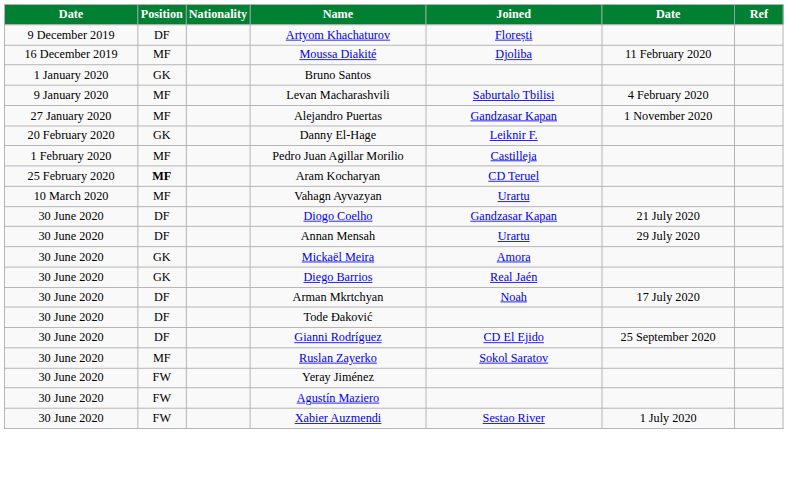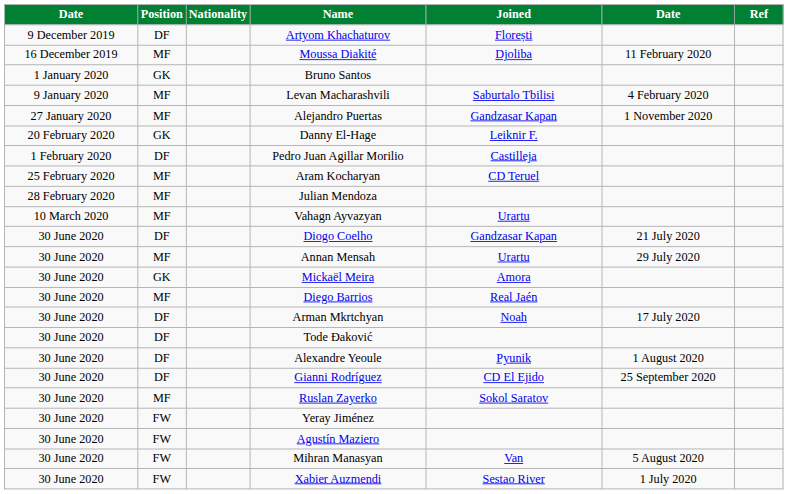(162, 156) MF -> (162, 156) DF
(162, 176) bold -> (162, 176) normal
+ row: (338, 196)
(162, 237) DF -> (162, 257) MF
(162, 277) GK -> (162, 297) MF
+ row: (338, 358)
+ row: (338, 459)
